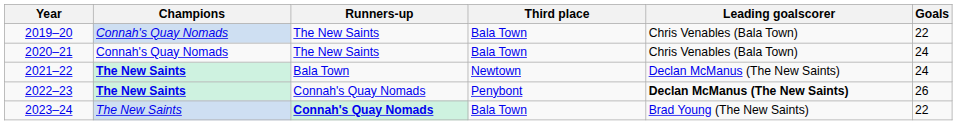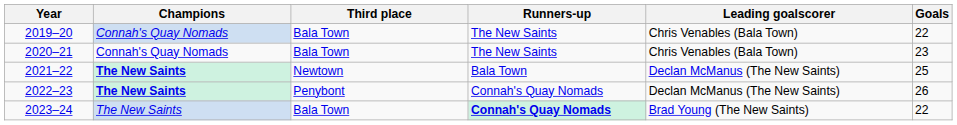columns swapped: (379, 14) <-> (557, 14)
(922, 52) 24 -> (922, 52) 23
(922, 71) 24 -> (922, 71) 25
(749, 91) bold -> (744, 91) normal
